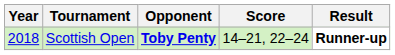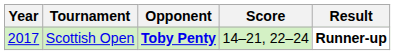(23, 38) 2018 -> (23, 38) 2017
